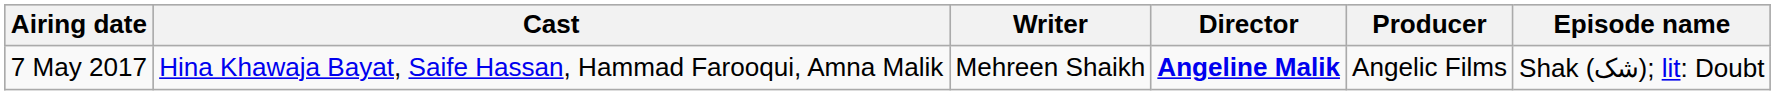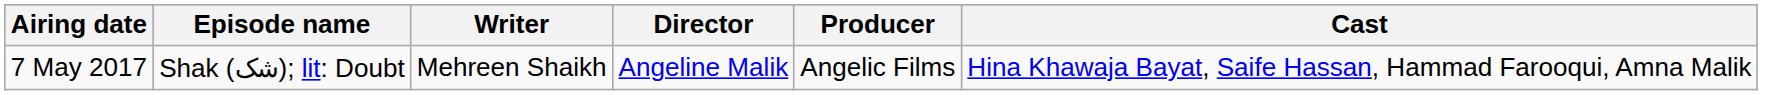columns swapped: (1642, 25) <-> (551, 25)
(1249, 67) bold -> (703, 67) normal
